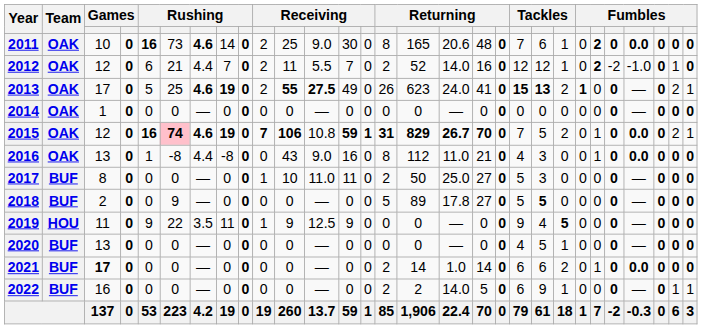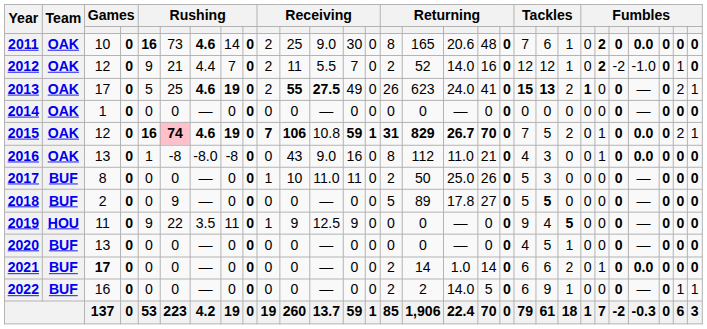(149, 66) 6 -> (149, 66) 9
(203, 156) 4.4 -> (205, 156) -8.0
(484, 178) 27 -> (489, 178) 26
